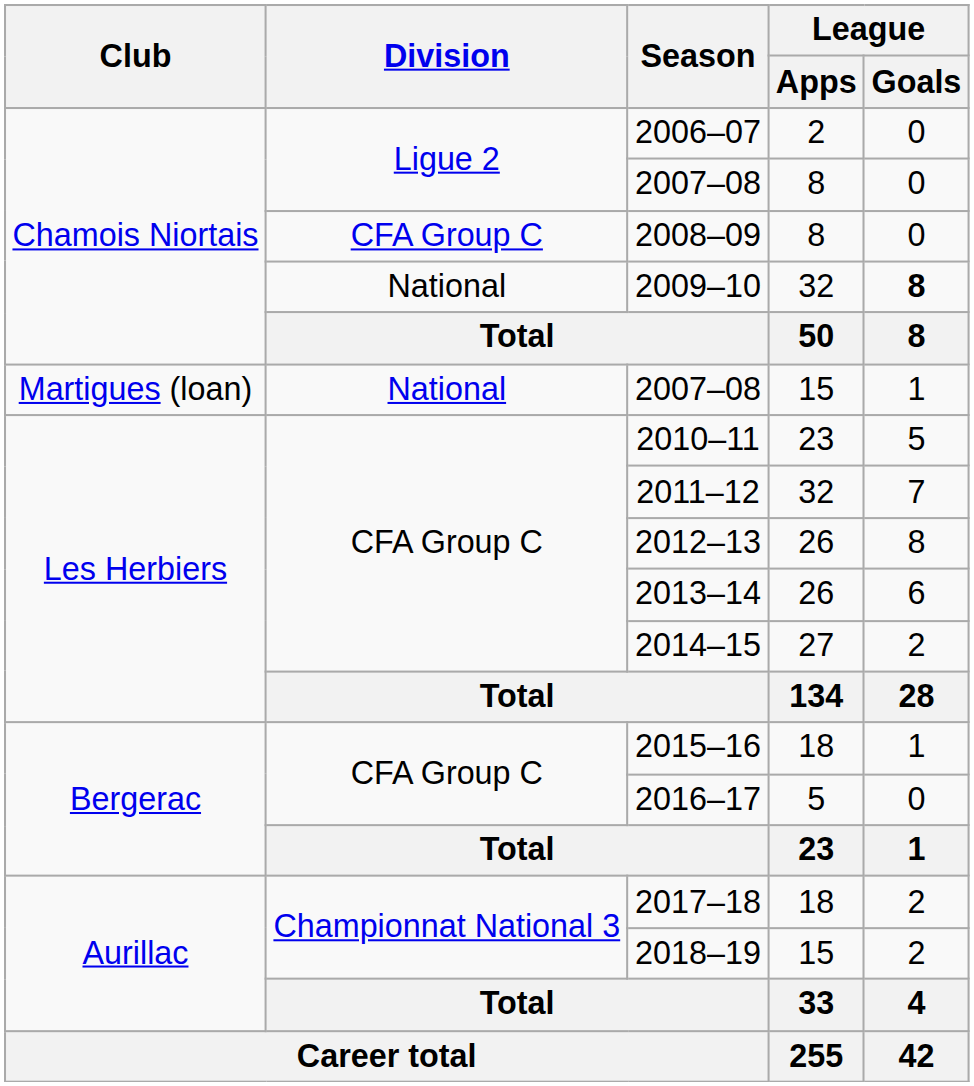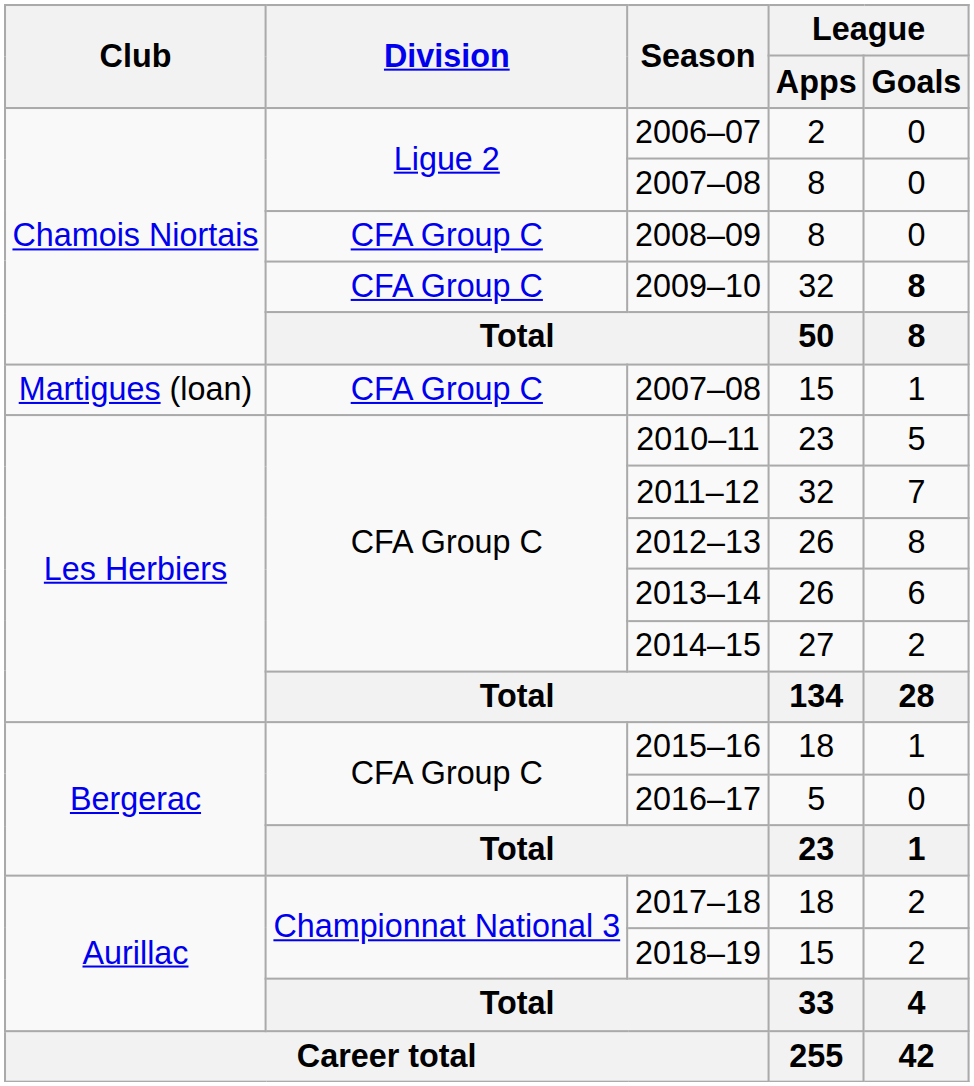(447, 286) National -> (447, 286) CFA Group C
(447, 388) National -> (447, 388) CFA Group C
